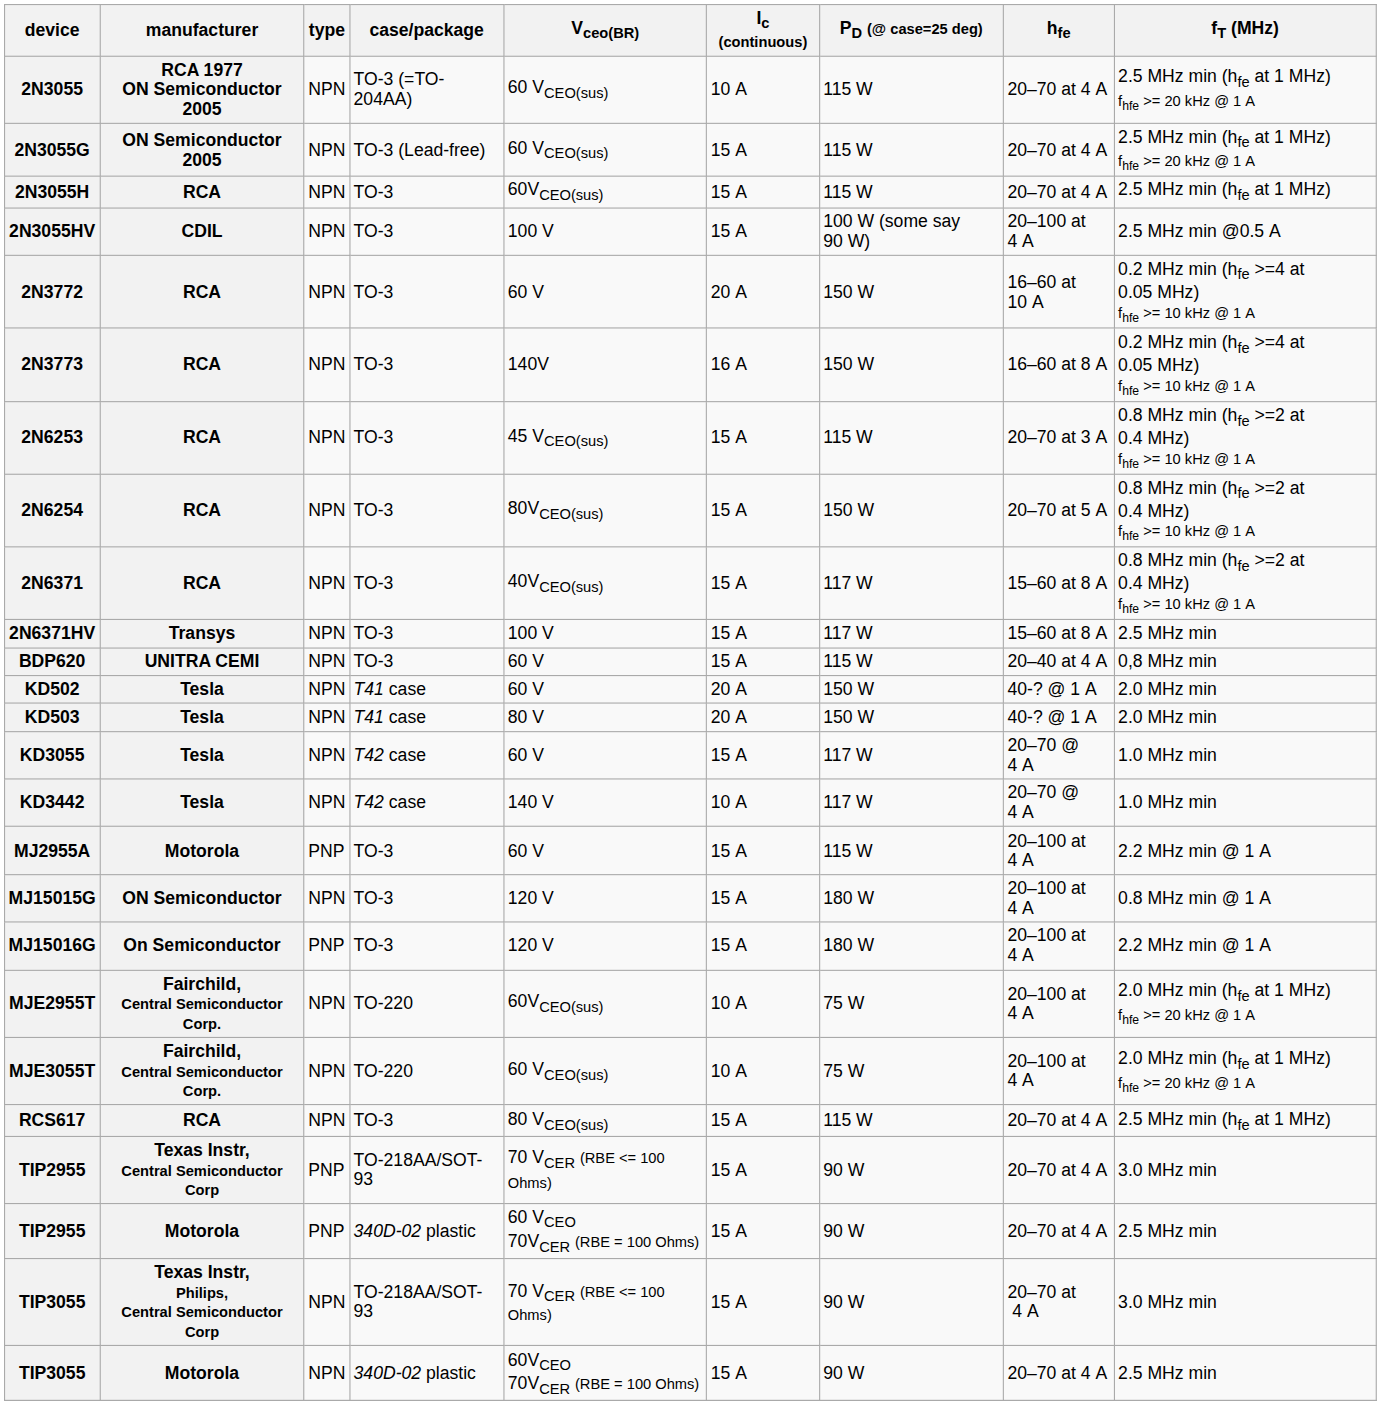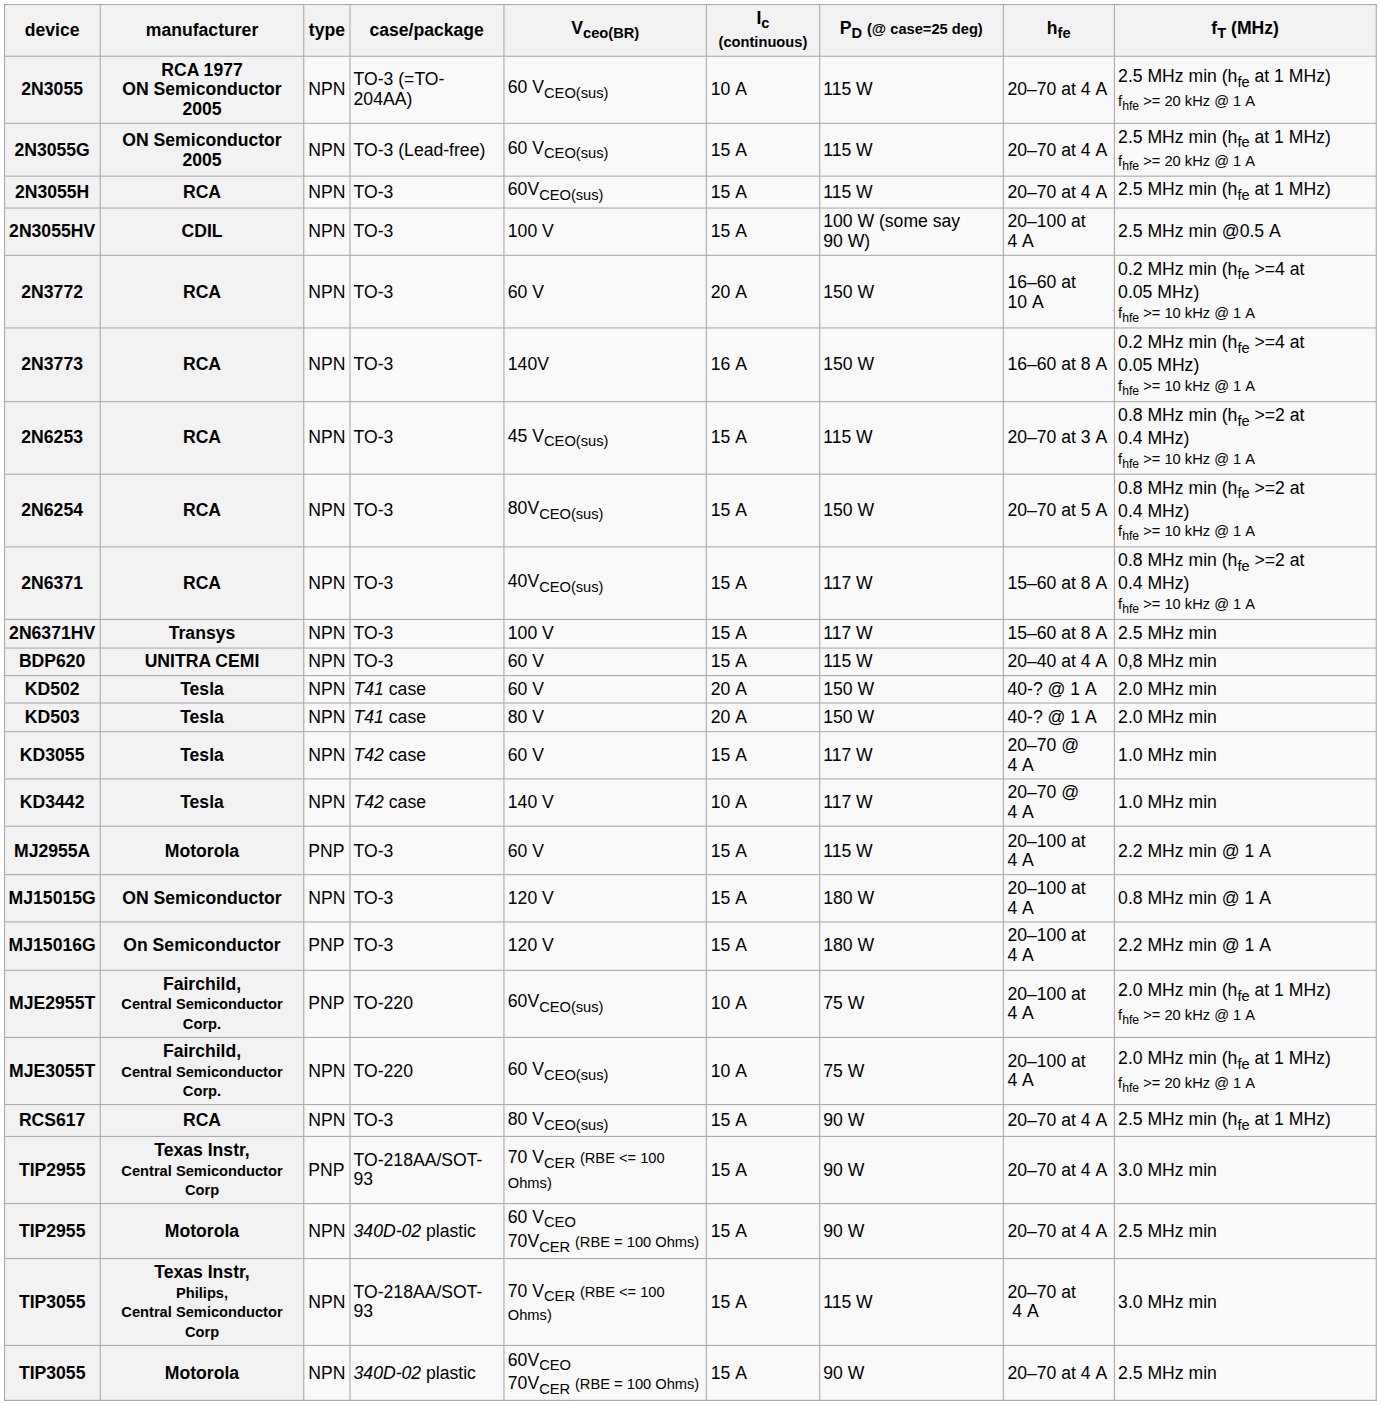(327, 1003) NPN -> (326, 1003) PNP
(848, 1120) 115 W -> (844, 1120) 90 W
(326, 1231) PNP -> (327, 1231) NPN
(844, 1302) 90 W -> (848, 1302) 115 W
